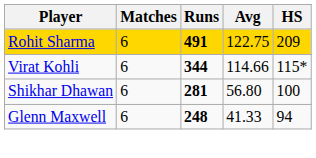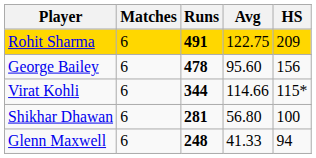+ row: (53, 66)
